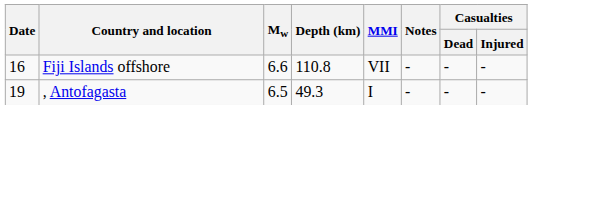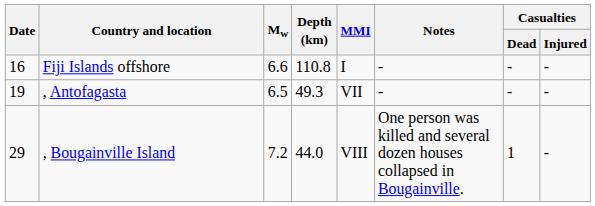(379, 67) VII -> (343, 67) I
(370, 92) I -> (352, 92) VII
+ row: (109, 153)
